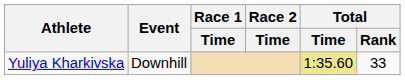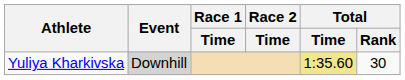(159, 63) no background -> (159, 63) lightgrey background
(378, 63) 33 -> (378, 63) 30
